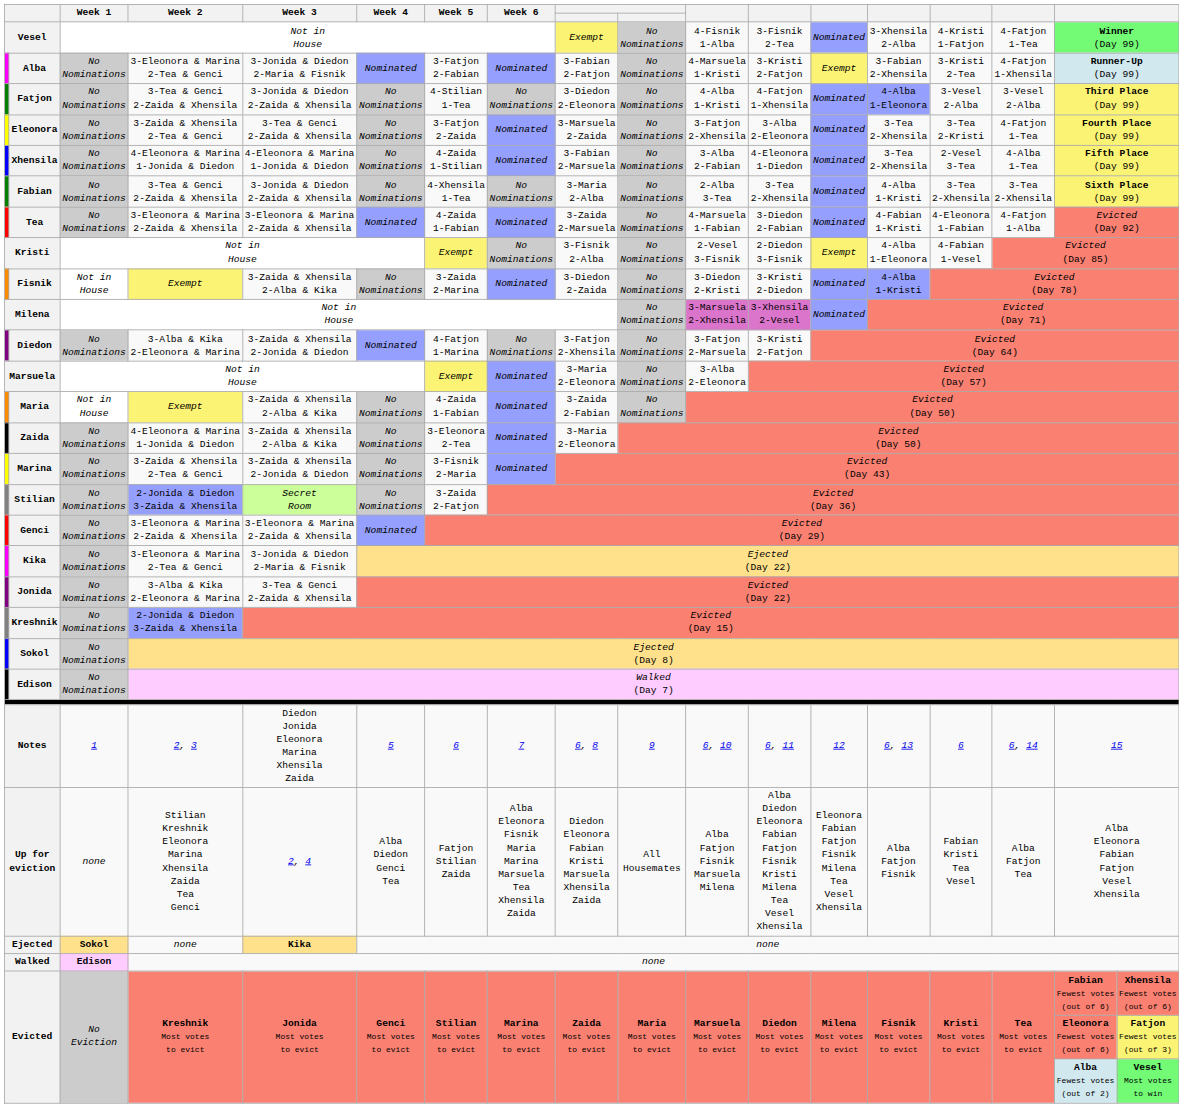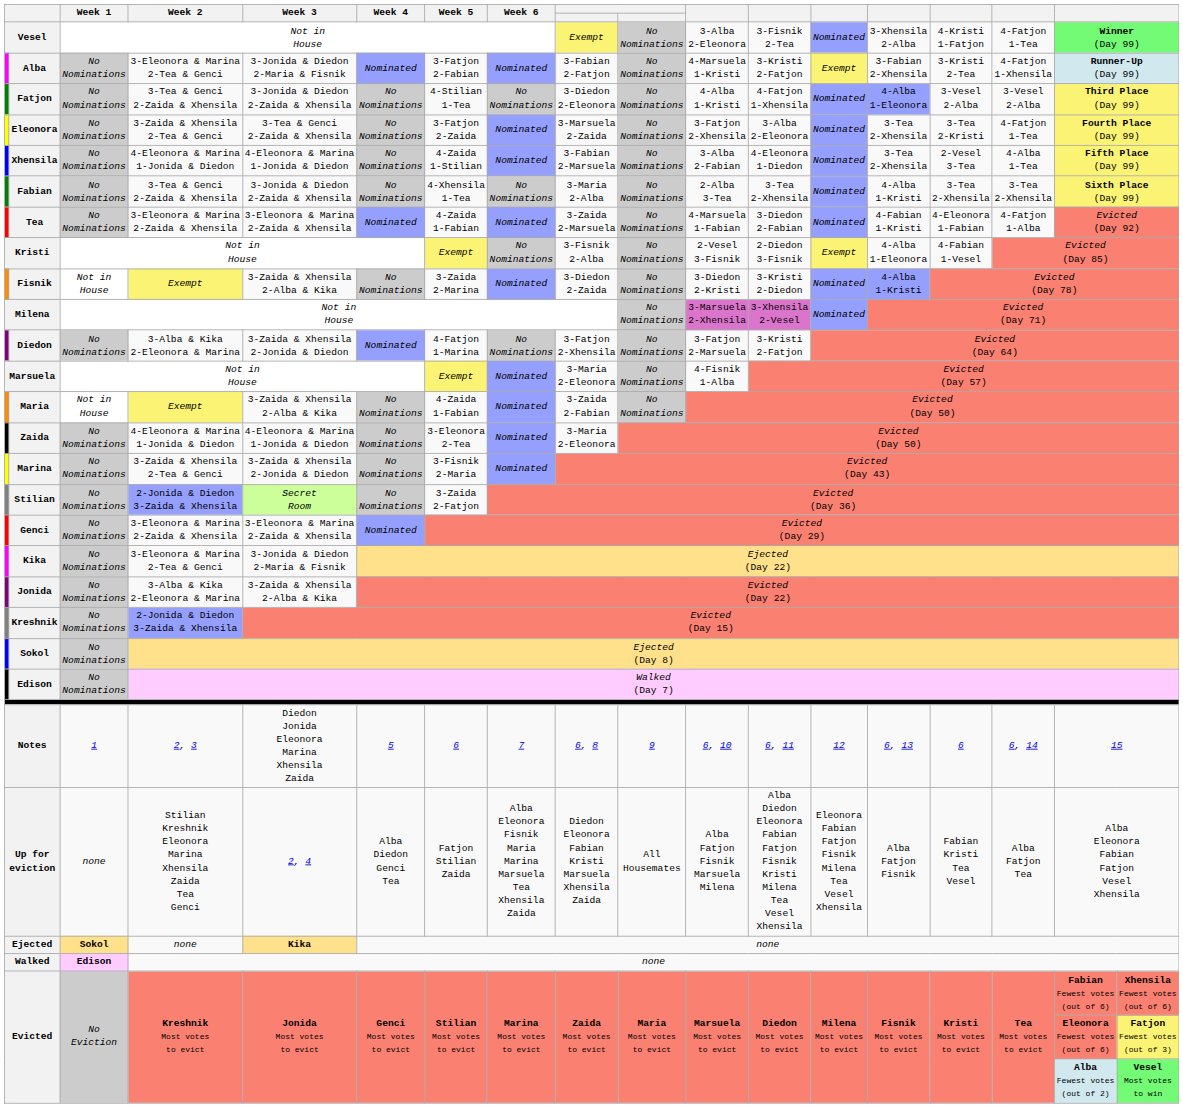(717, 37) 4-Fisnik 1-Alba -> (717, 37) 3-Alba 2-Eleonora
(717, 376) 3-Alba 2-Eleonora -> (717, 376) 4-Fisnik 1-Alba
(300, 438) 3-Zaida & Xhensila 2-Alba & Kika -> (300, 438) 4-Eleonora & Marina 1-Jonida & Diedon
(300, 592) 3-Tea & Genci 2-Zaida & Xhensila -> (300, 592) 3-Zaida & Xhensila 2-Alba & Kika
